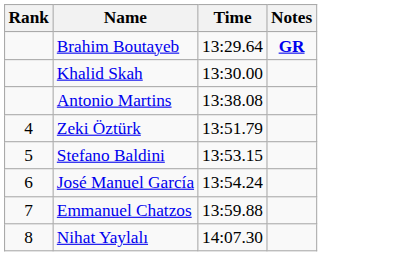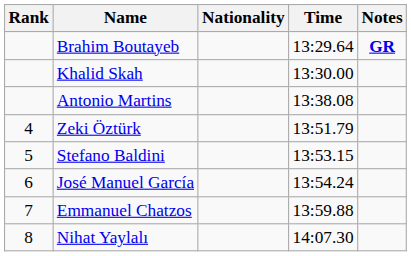+ column: (243, 18)
